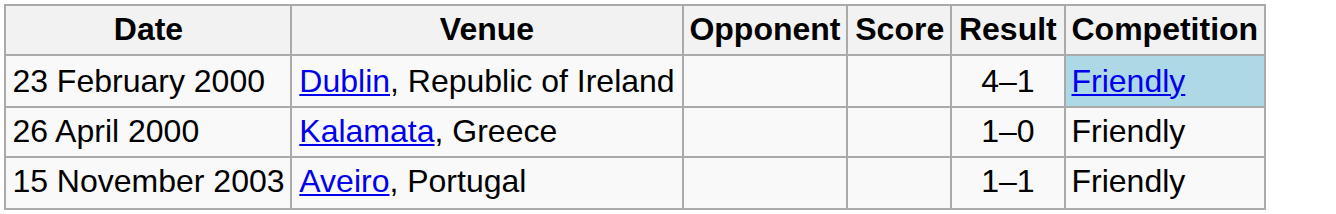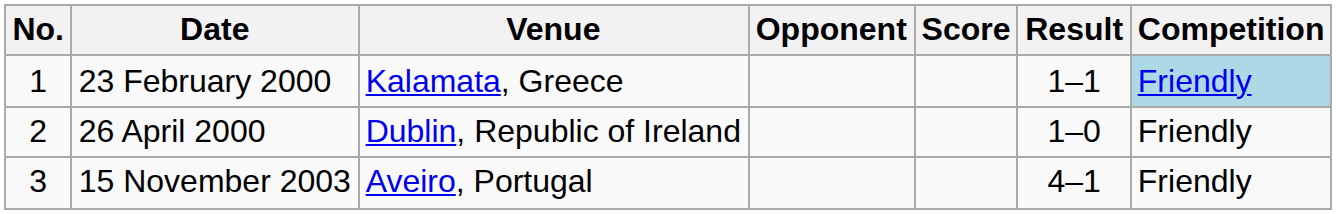+ column: (38, 29)
(487, 80) Dublin, Republic of Ireland -> (495, 80) Kalamata, Greece
(1008, 80) 4–1 -> (1074, 80) 1–1
(428, 131) Kalamata, Greece -> (553, 131) Dublin, Republic of Ireland
(1008, 182) 1–1 -> (1074, 182) 4–1
